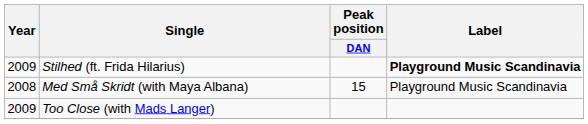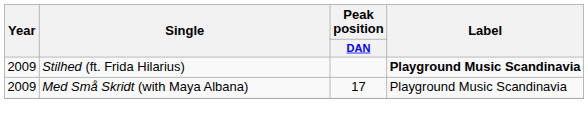(22, 87) 2008 -> (22, 87) 2009
(358, 87) 15 -> (358, 87) 17
- row: (128, 108)
